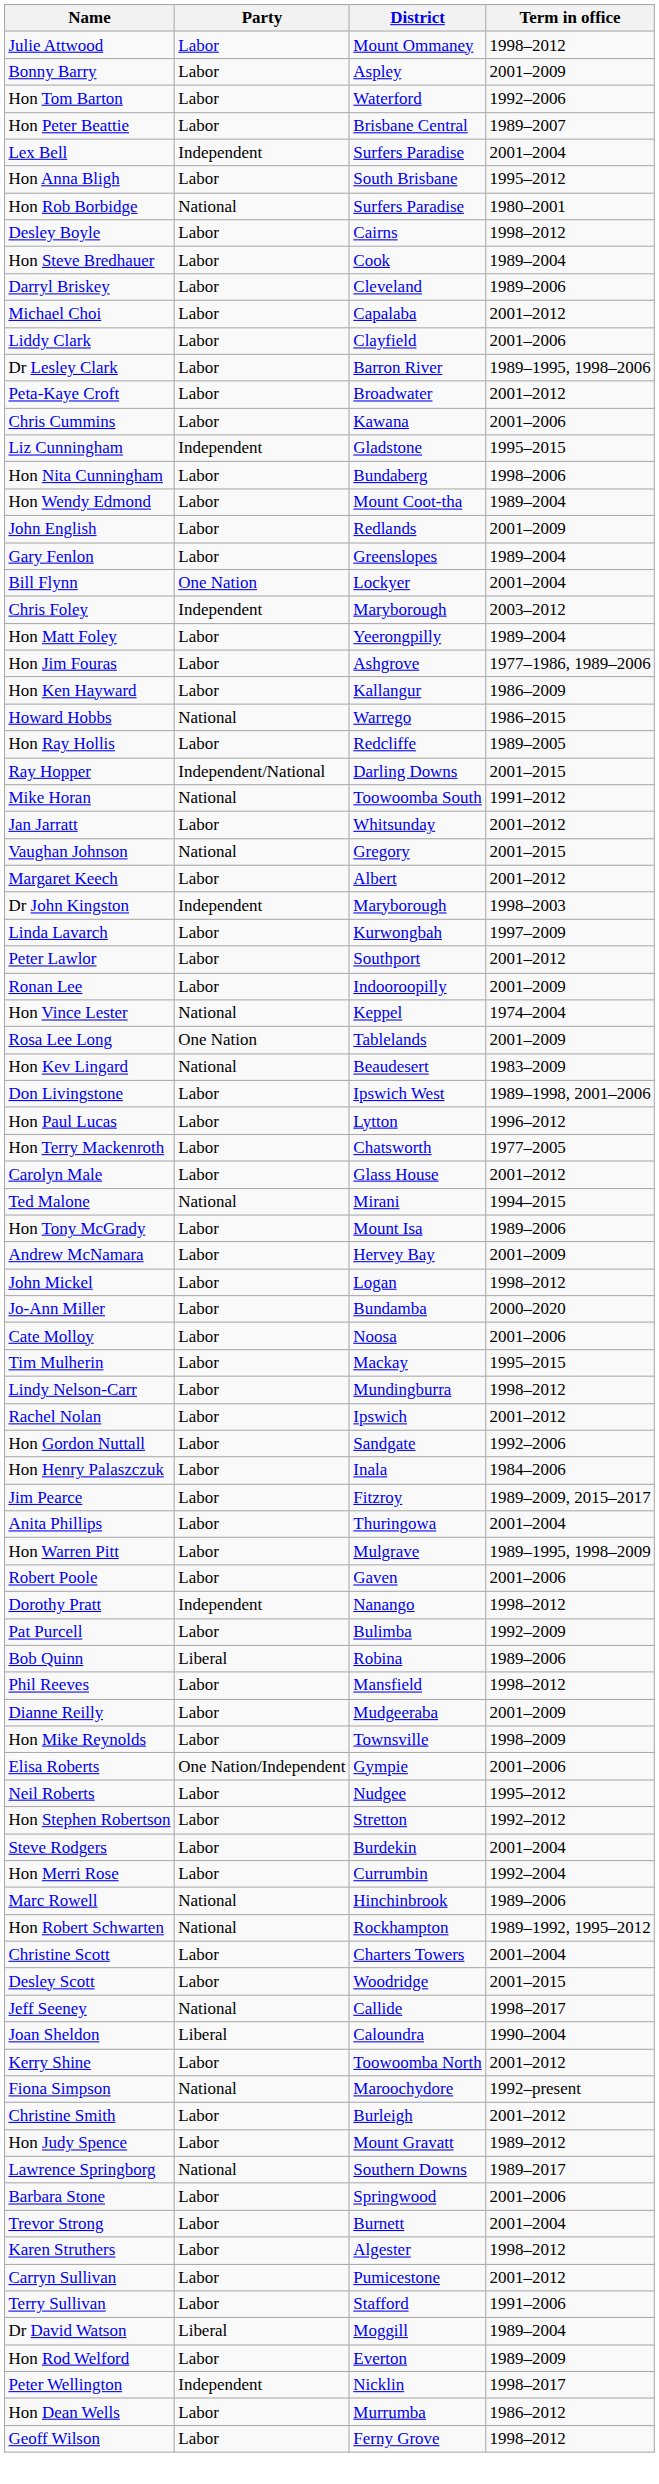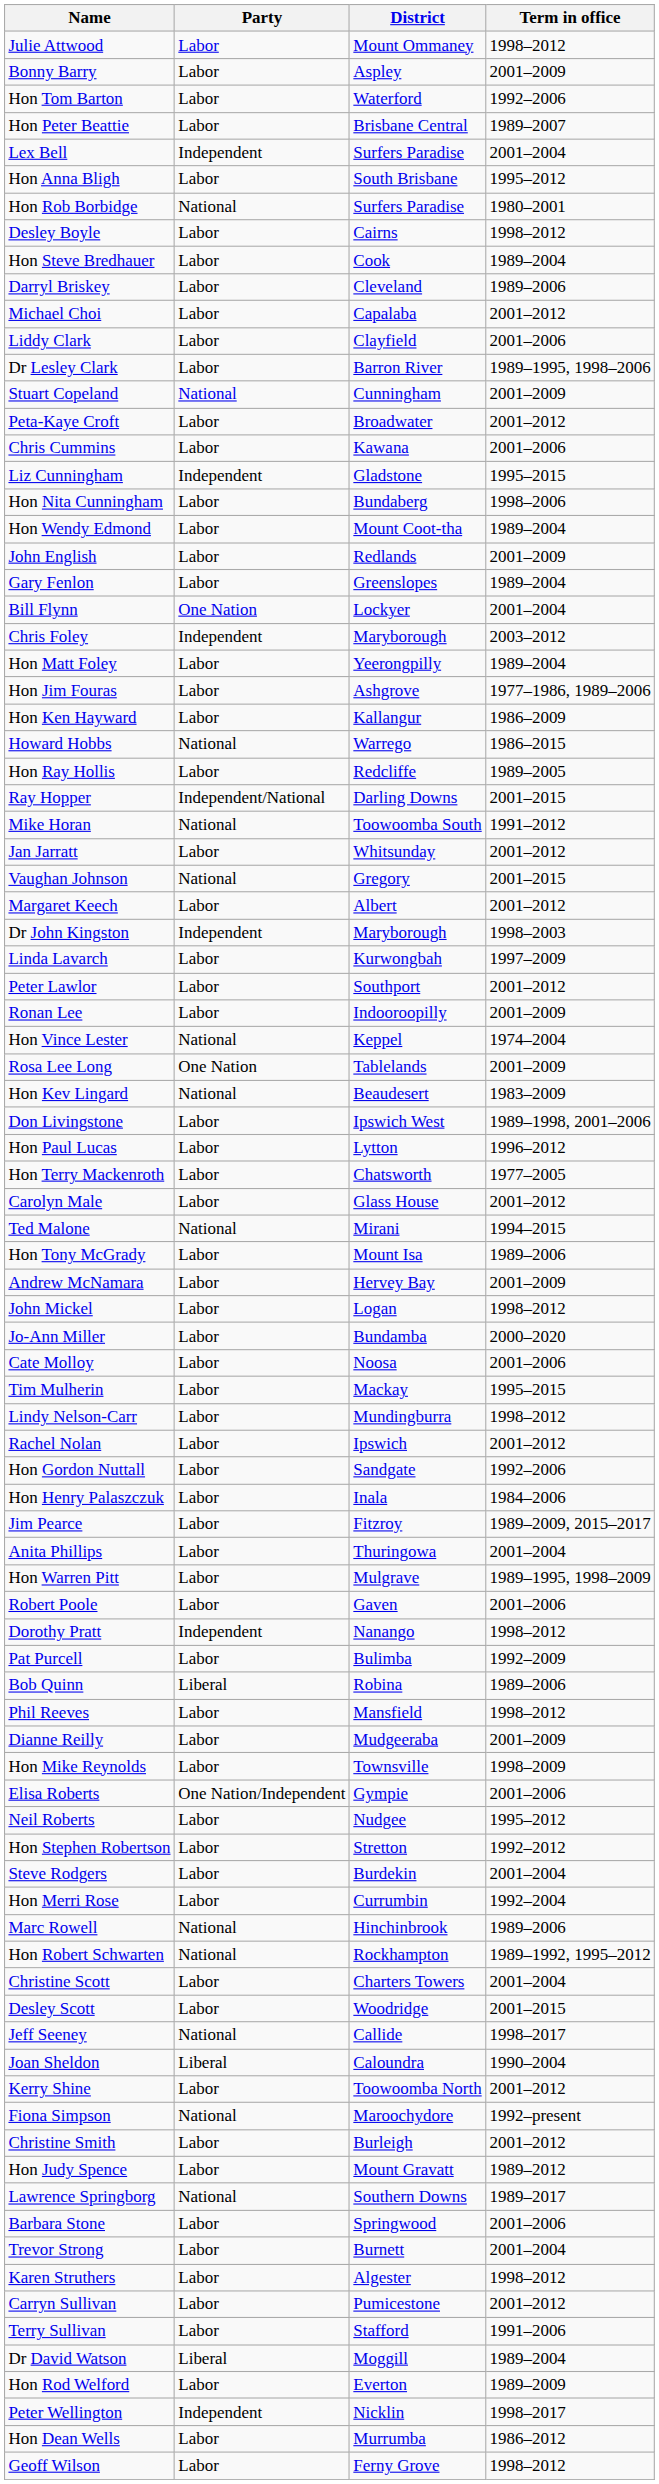+ row: (63, 394)
